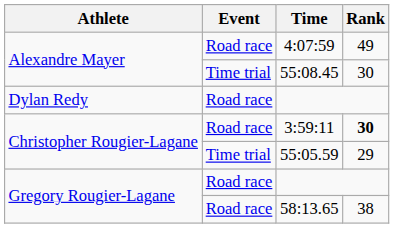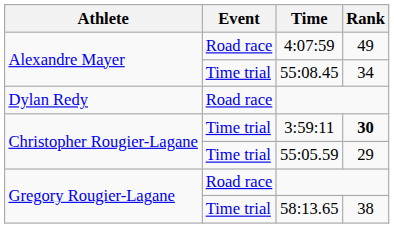(366, 73) 30 -> (366, 73) 34
(239, 127) Road race -> (238, 127) Time trial
(239, 209) Road race -> (238, 209) Time trial
